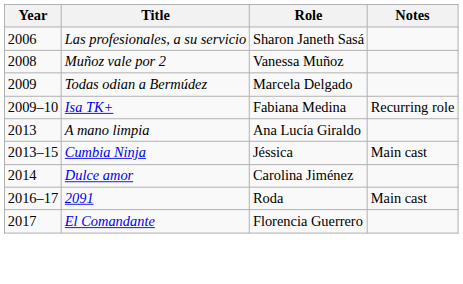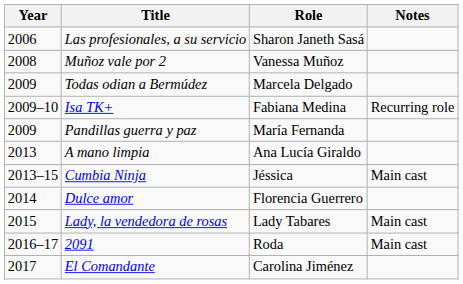+ row: (131, 130)
(303, 175) Carolina Jiménez -> (308, 198) Florencia Guerrero
+ row: (146, 221)
(308, 221) Florencia Guerrero -> (303, 267) Carolina Jiménez
